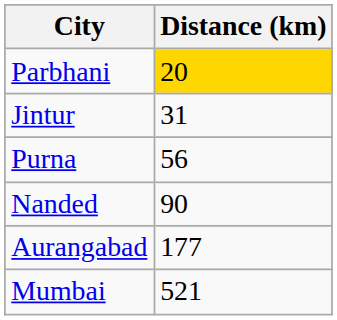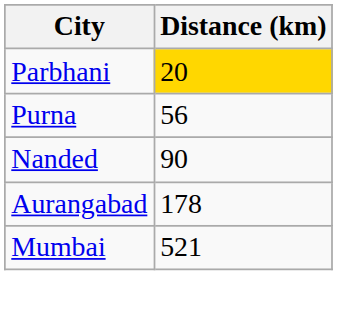- row: (43, 114)
(181, 247) 177 -> (181, 203) 178
